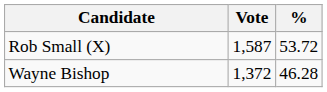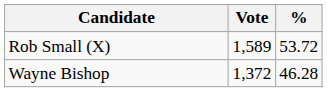(252, 45) 1,587 -> (252, 45) 1,589
